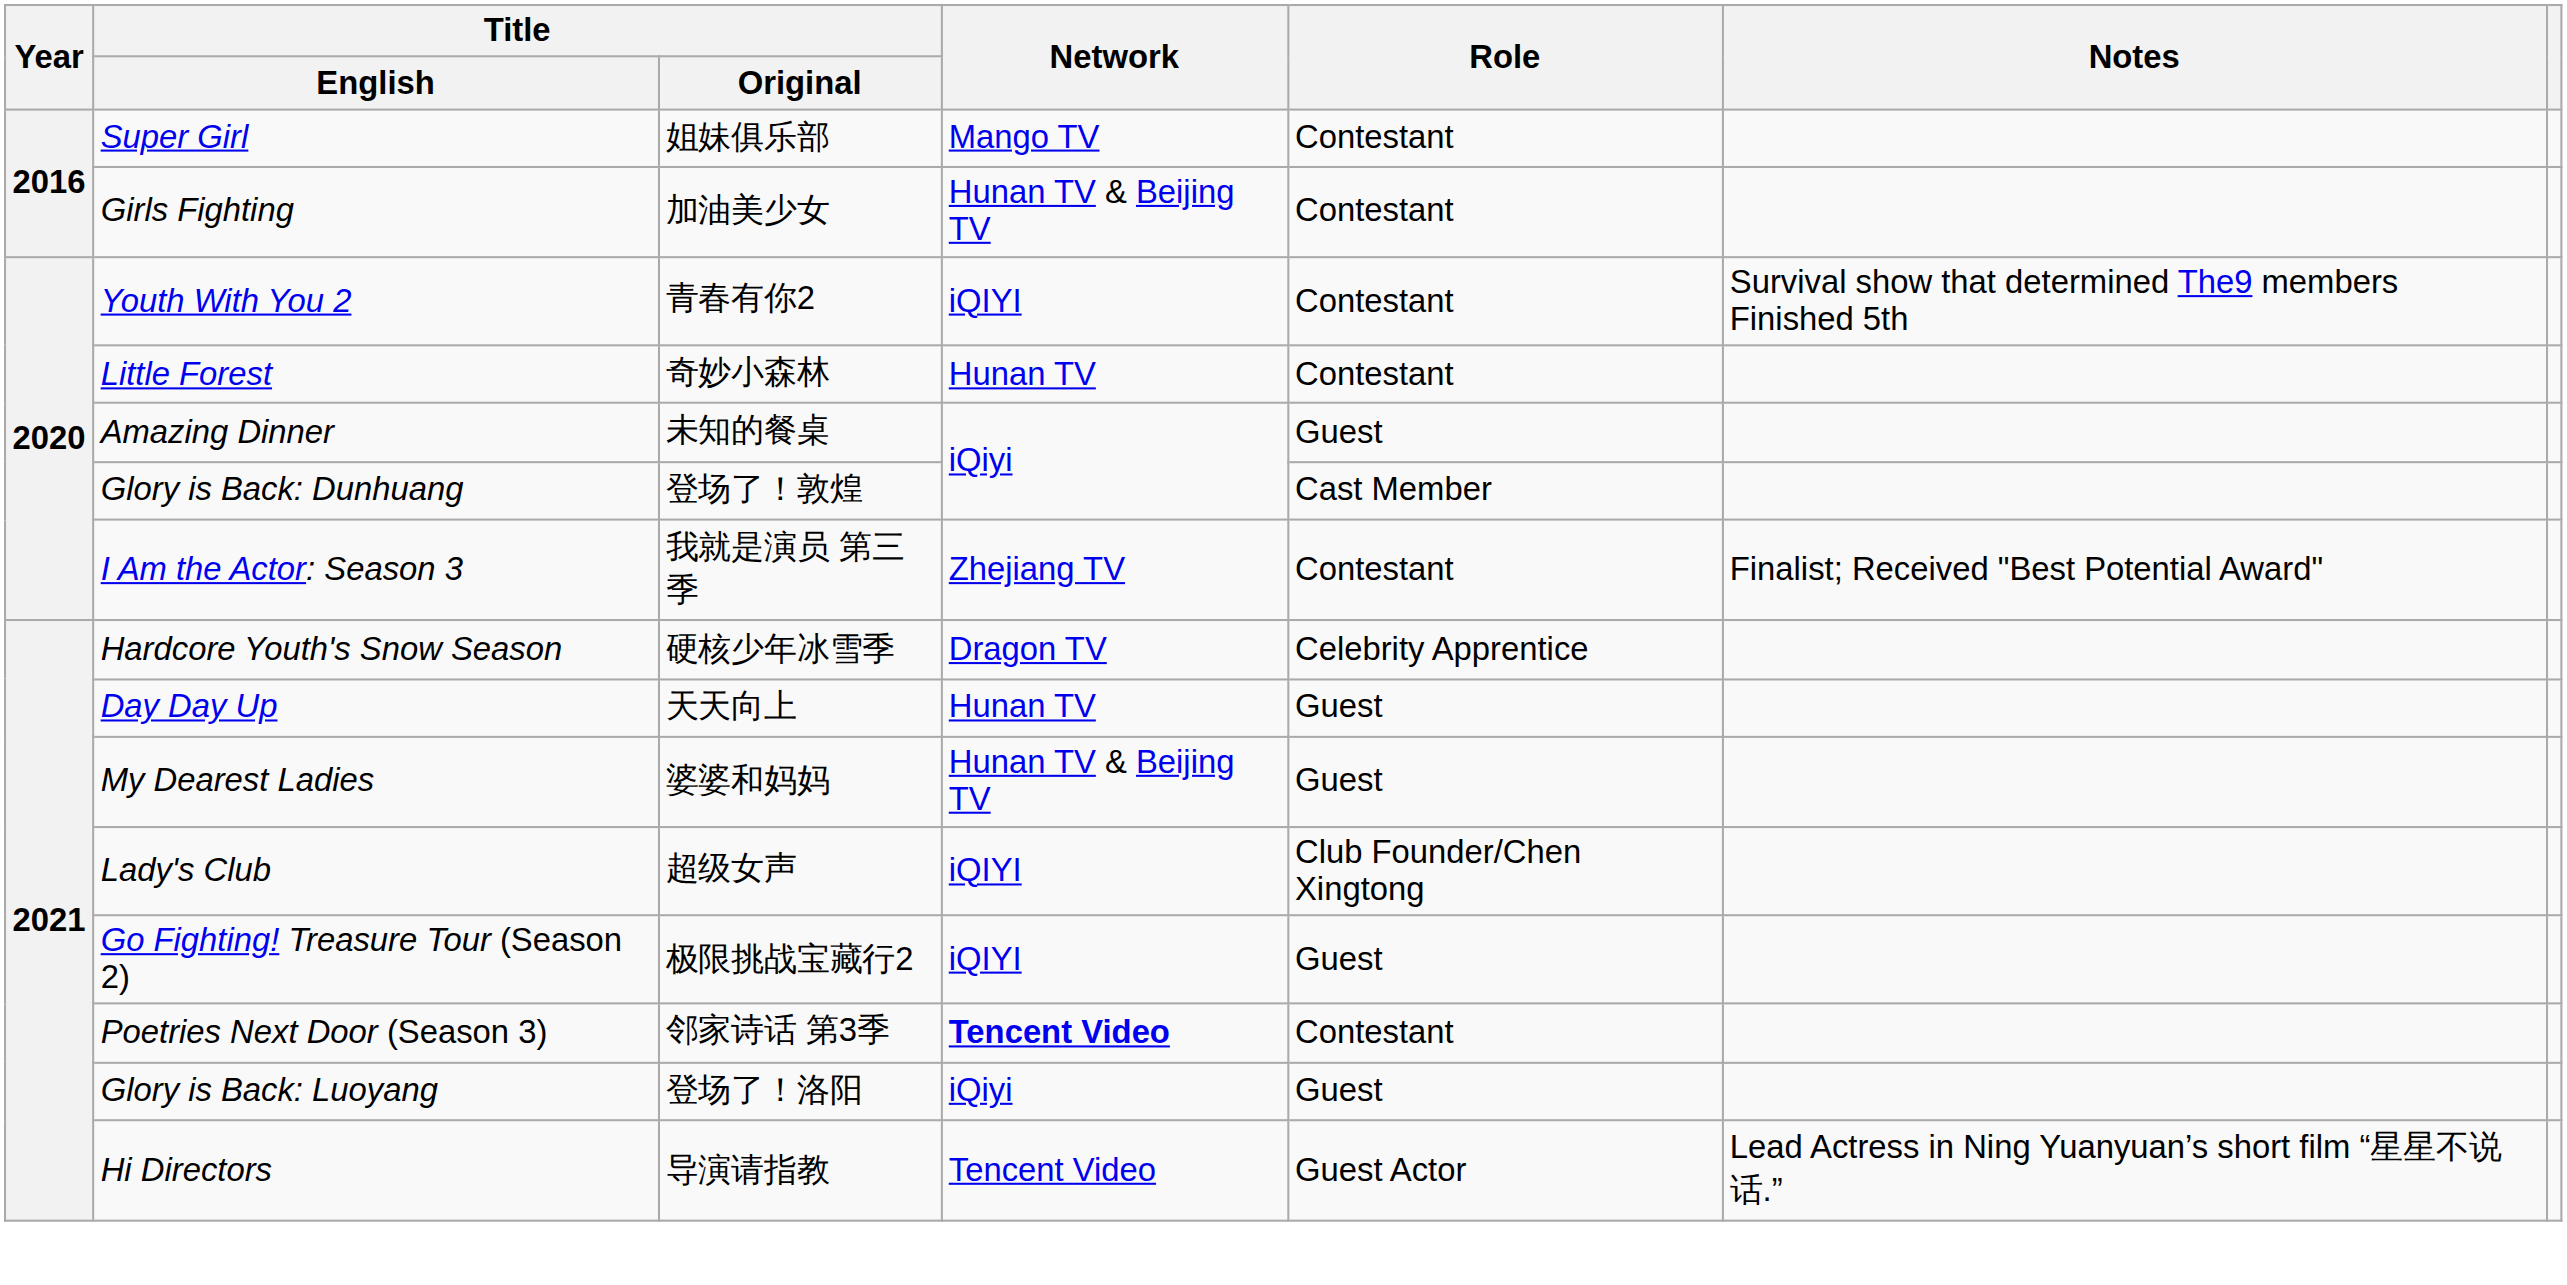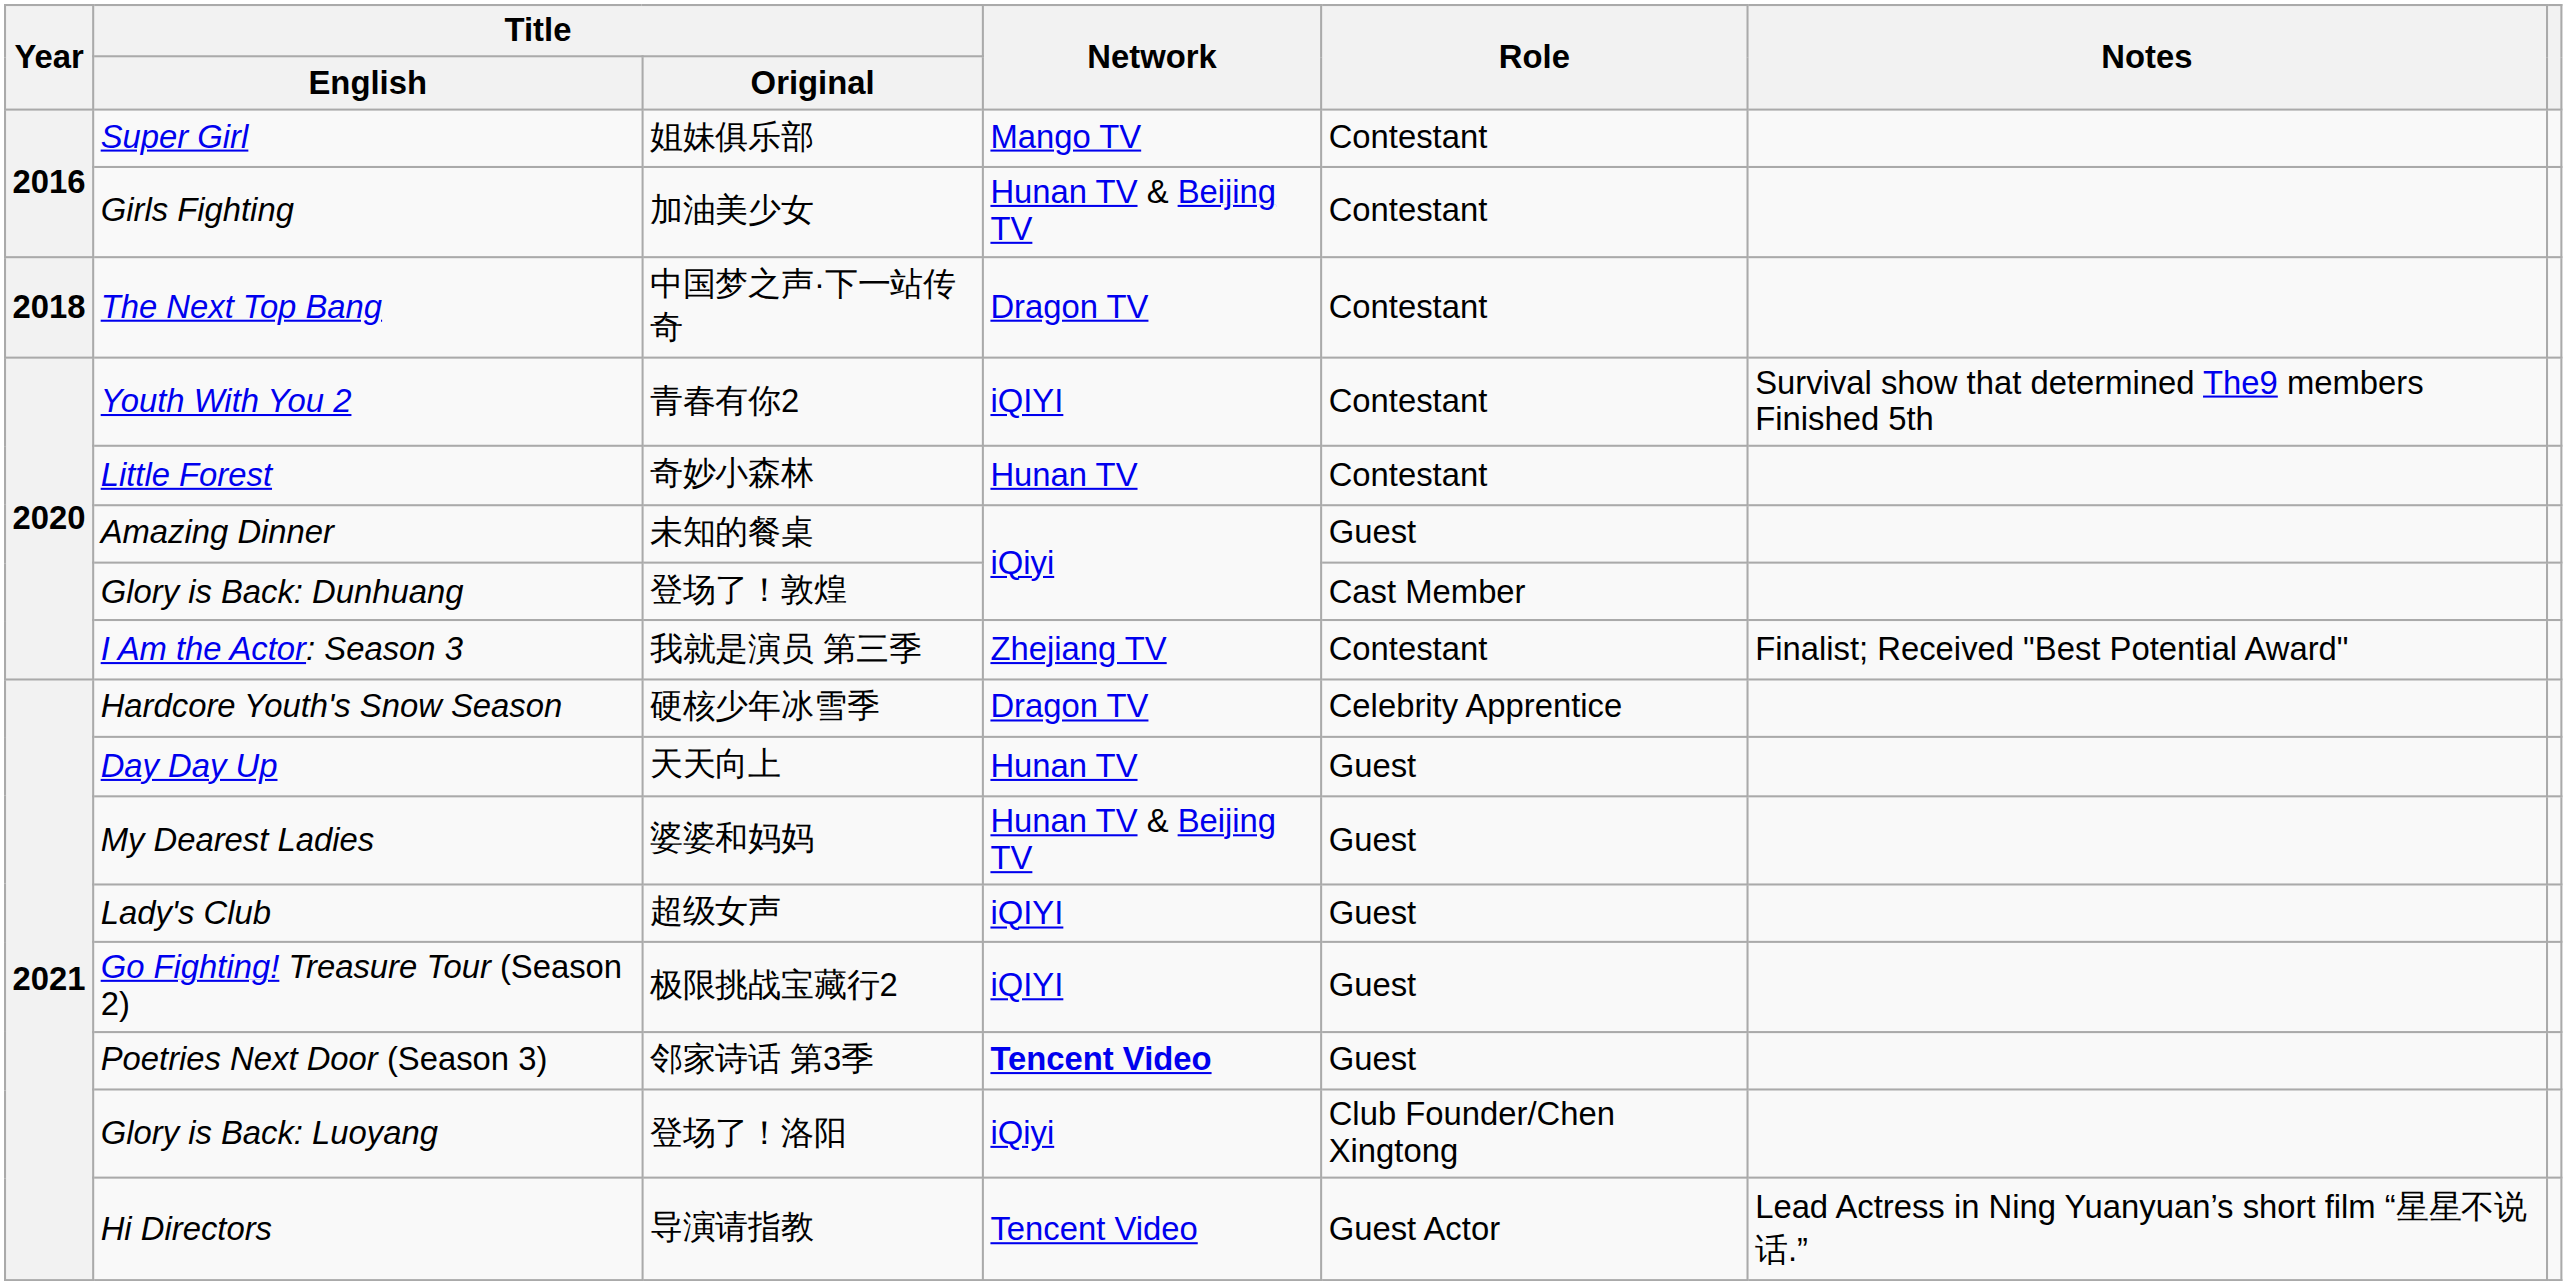+ row: (241, 306)
(1438, 869) Club Founder/Chen Xingtong -> (1372, 912) Guest
(1374, 1032) Contestant -> (1372, 1059) Guest
(1339, 1090) Guest -> (1472, 1133) Club Founder/Chen Xingtong
